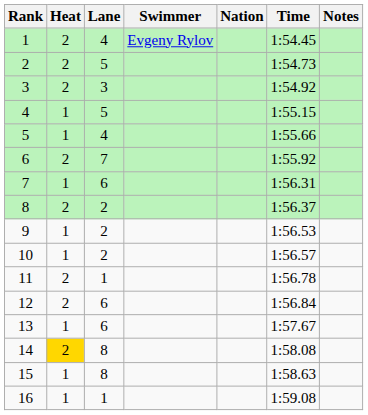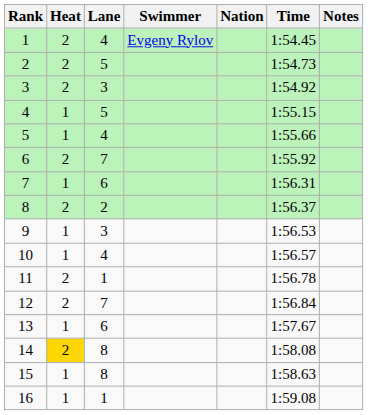(104, 231) 2 -> (104, 231) 3
(104, 254) 2 -> (104, 254) 4
(104, 302) 6 -> (104, 302) 7
